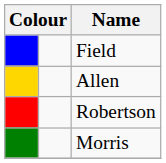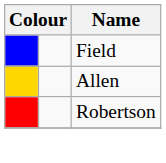- row: (102, 142)
